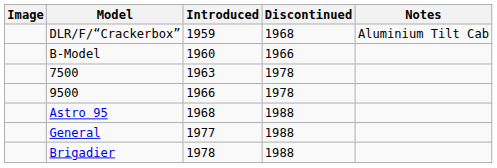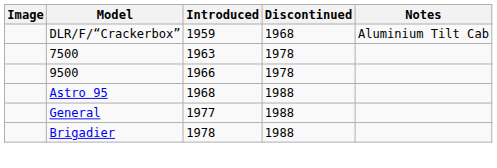- row: (75, 54)
